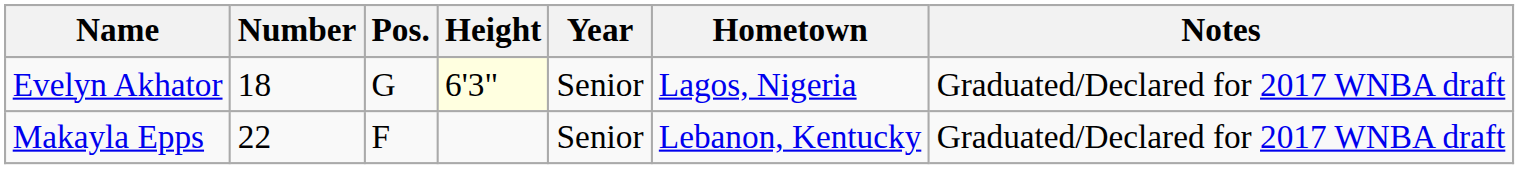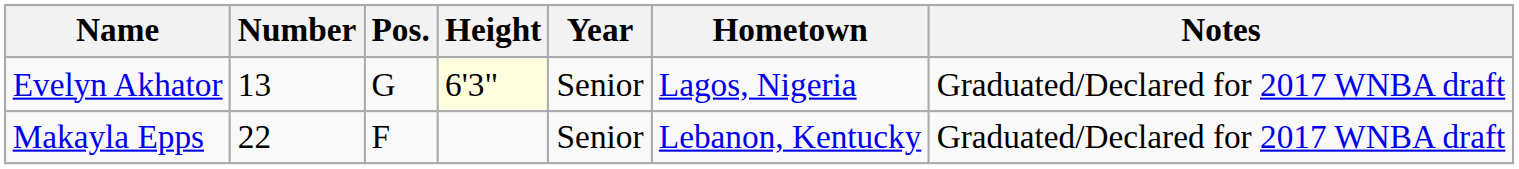(255, 83) 18 -> (255, 83) 13
